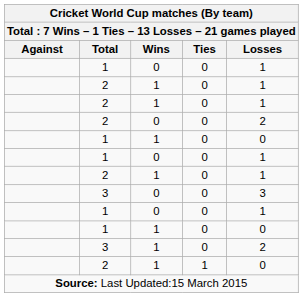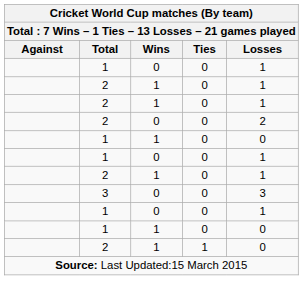- row: (105, 247)
